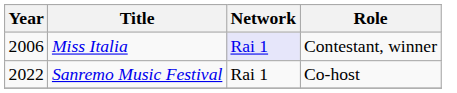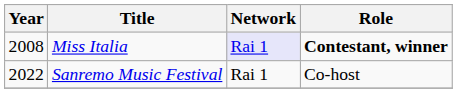(26, 46) 2006 -> (26, 46) 2008
(371, 46) normal -> (376, 46) bold
